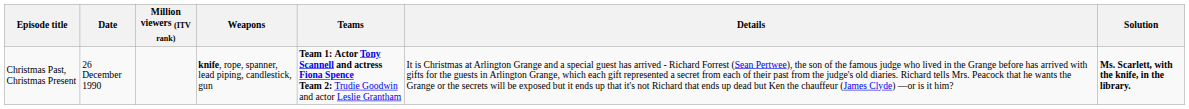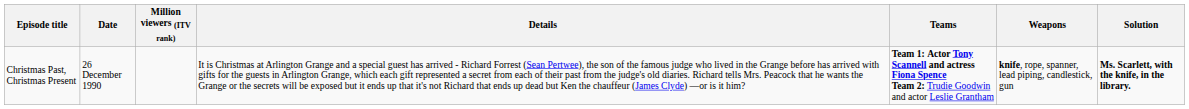columns swapped: (751, 25) <-> (247, 25)
